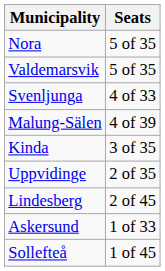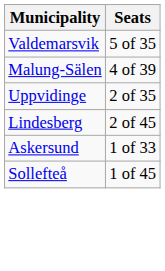- row: (25, 43)
- row: (45, 95)
- row: (28, 148)
